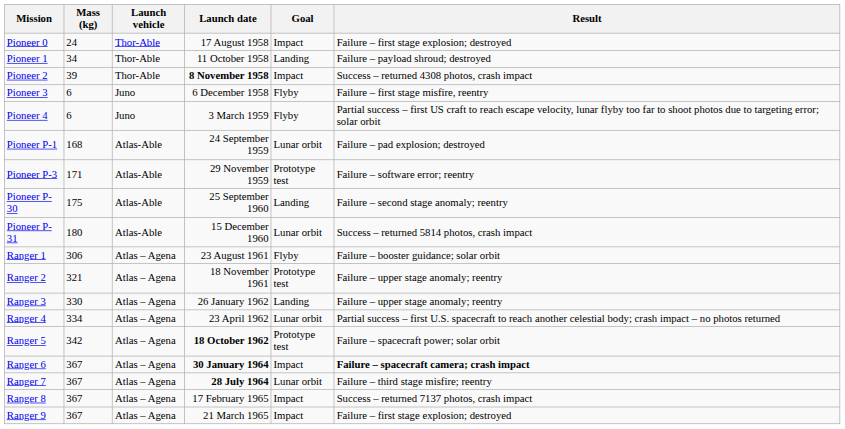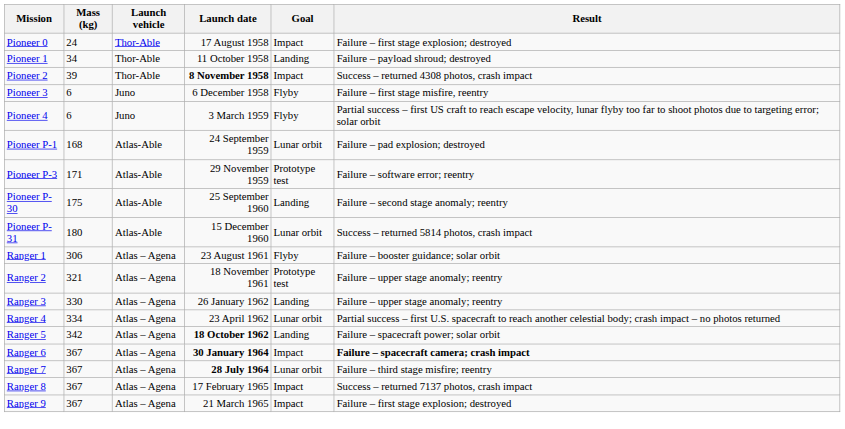(294, 341) Prototype test -> (291, 335) Landing
